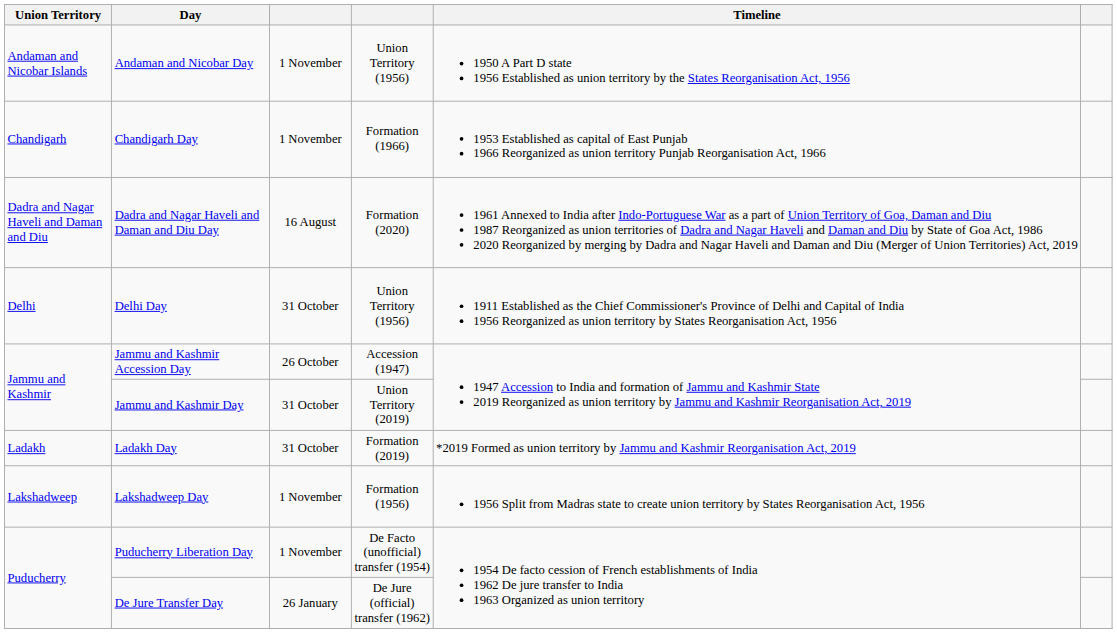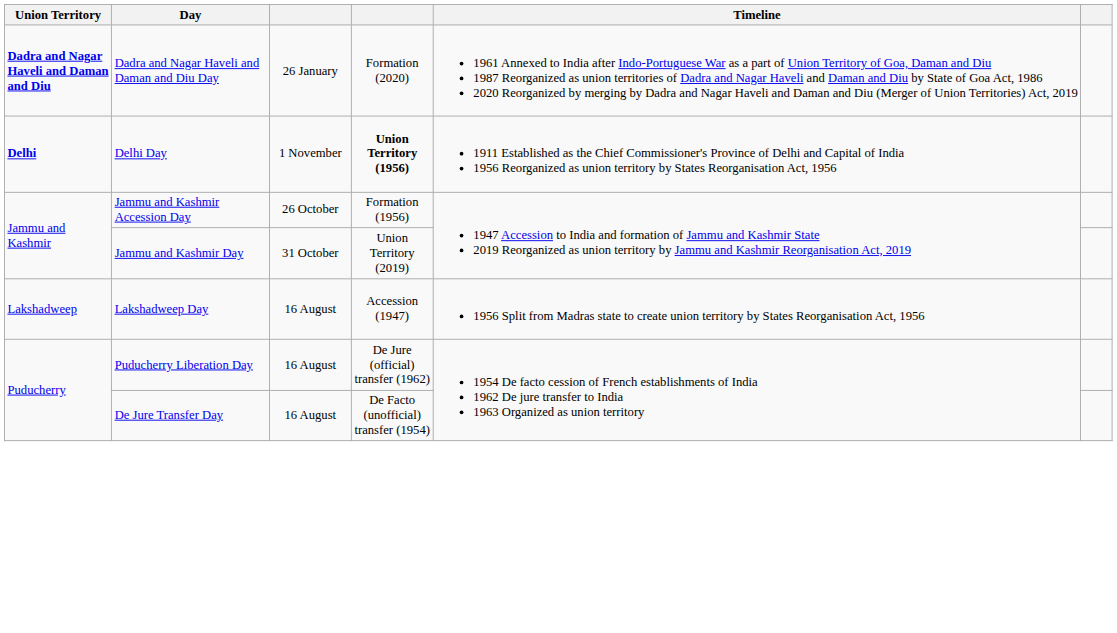- row: (184, 62)
- row: (156, 138)
(55, 222) normal -> (58, 70) bold
(310, 222) 16 August -> (310, 70) 26 January
(22, 305) normal -> (22, 153) bold
(310, 305) 31 October -> (310, 153) 1 November
(392, 305) normal -> (392, 153) bold
(392, 361) Accession (1947) -> (392, 209) Formation (1956)
- row: (146, 447)
(310, 496) 1 November -> (310, 308) 16 August
(392, 496) Formation (1956) -> (392, 308) Accession (1947)
(310, 551) 1 November -> (310, 364) 16 August
(392, 551) De Facto (unofficial) transfer (1954) -> (392, 364) De Jure (official) transfer (1962)
(310, 602) 26 January -> (310, 415) 16 August
(392, 602) De Jure (official) transfer (1962) -> (392, 415) De Facto (unofficial) transfer (1954)
